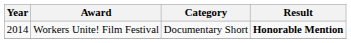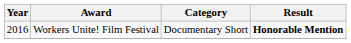(18, 30) 2014 -> (18, 30) 2016
